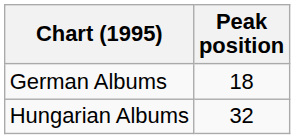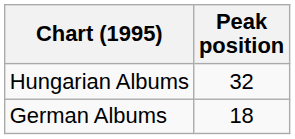rows swapped: (88, 81) <-> (99, 116)
